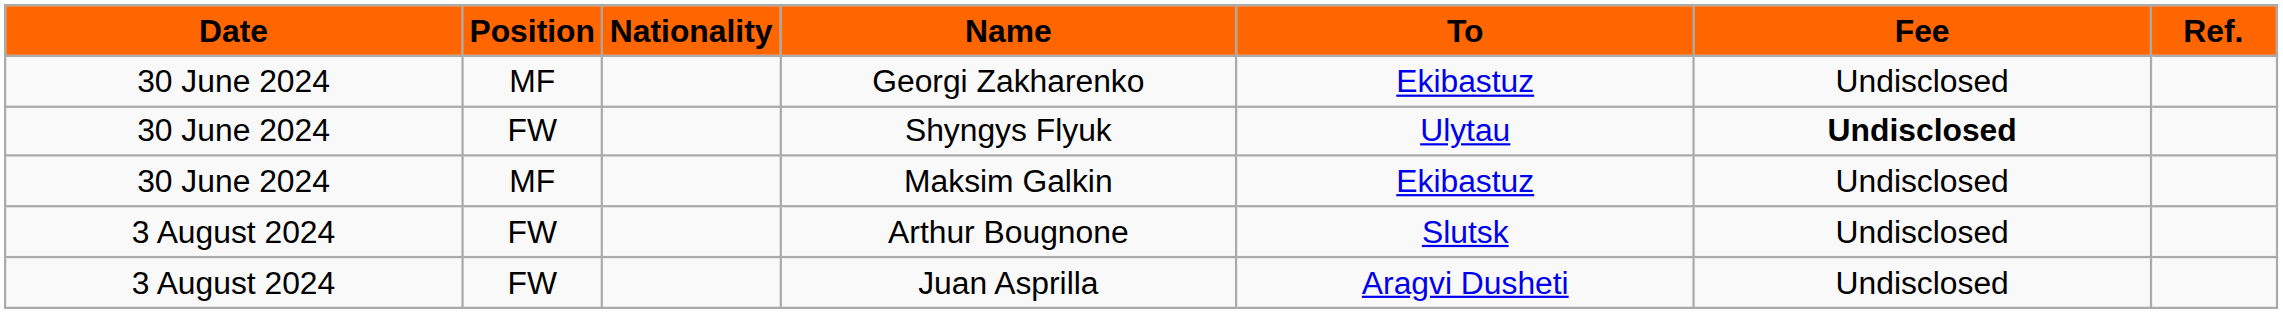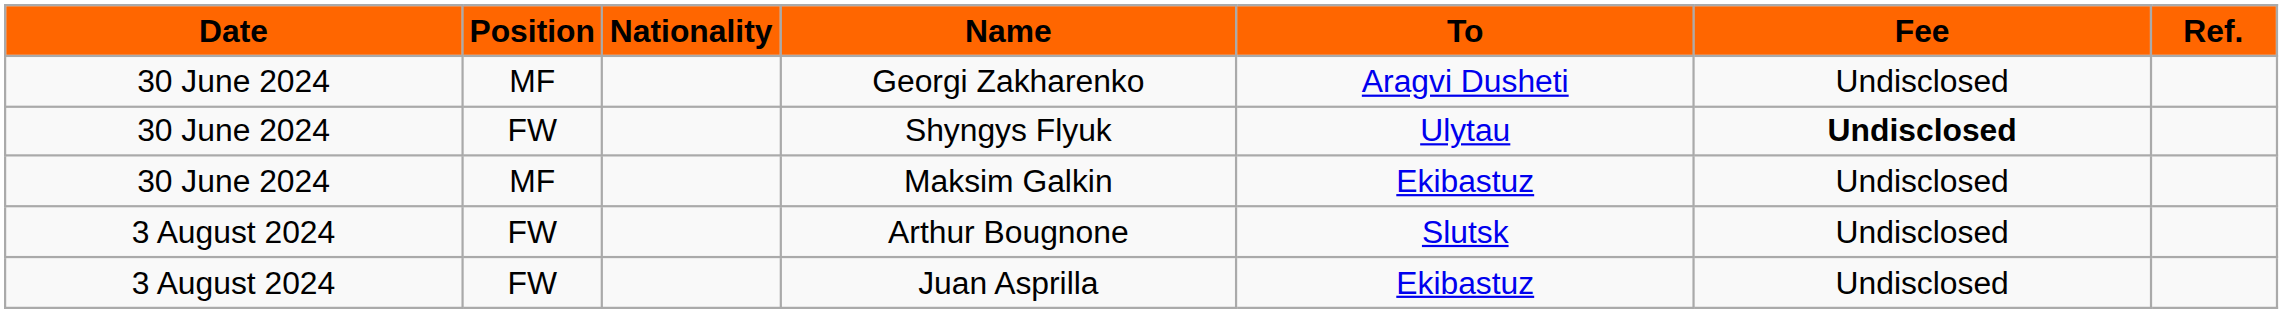(1465, 81) Ekibastuz -> (1465, 81) Aragvi Dusheti
(1465, 282) Aragvi Dusheti -> (1465, 282) Ekibastuz
